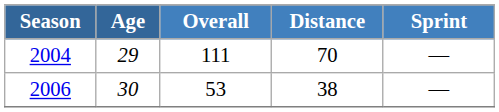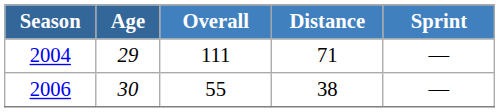(327, 55) 70 -> (327, 55) 71
(216, 89) 53 -> (216, 89) 55
